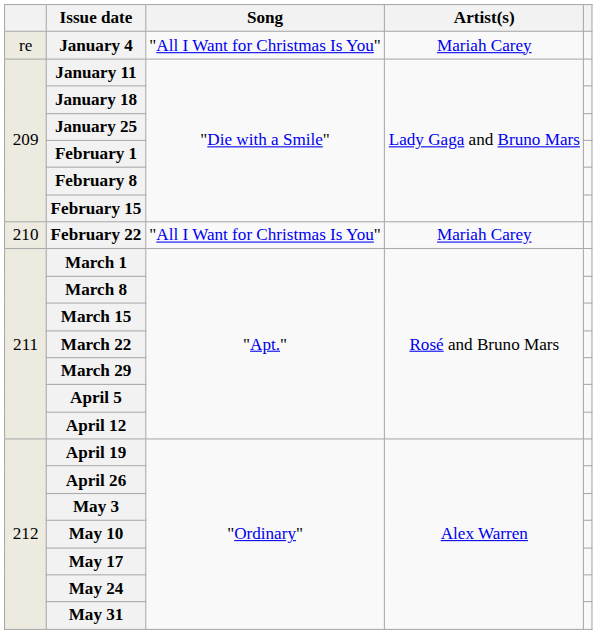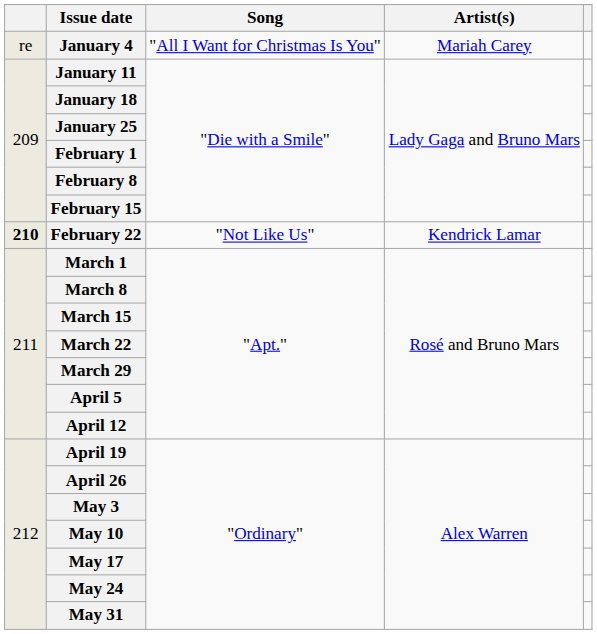(26, 235) normal -> (26, 235) bold
(265, 235) "All I Want for Christmas Is You" -> (265, 235) "Not Like Us"
(484, 235) Mariah Carey -> (484, 235) Kendrick Lamar
